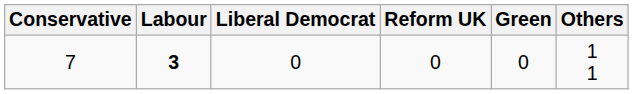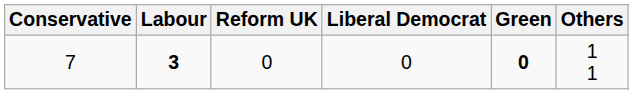columns swapped: (435, 19) <-> (296, 19)
(523, 61) normal -> (523, 61) bold
